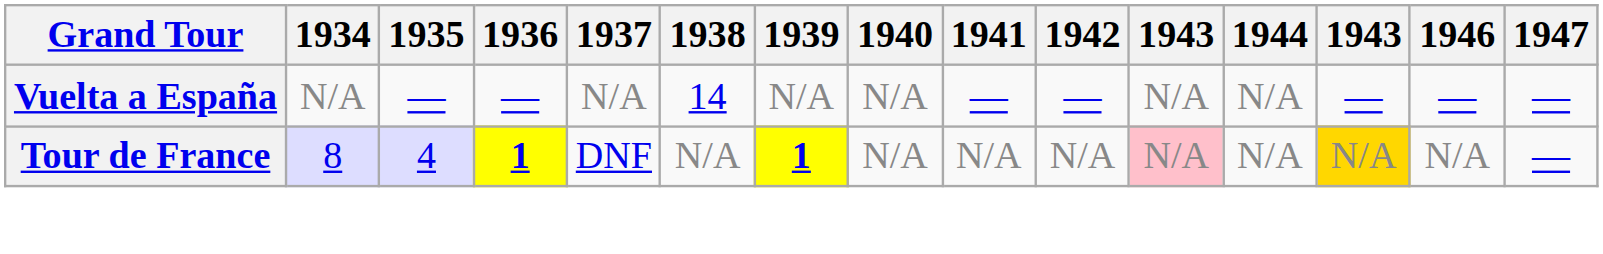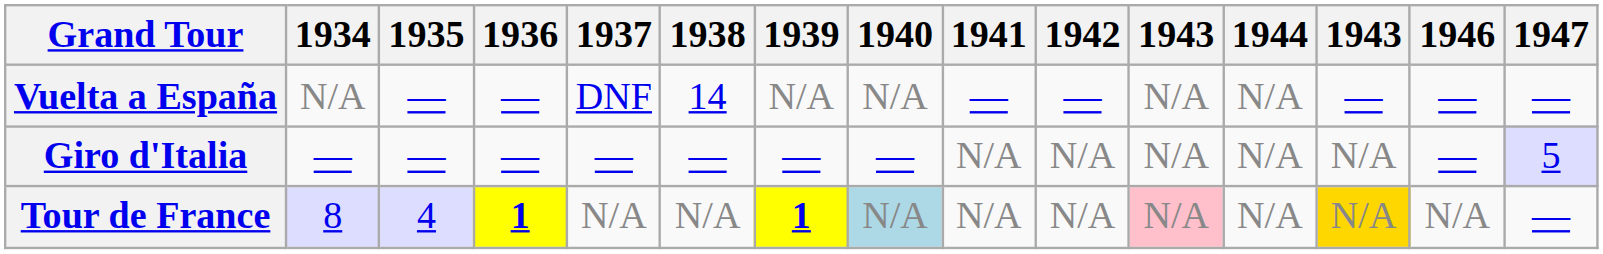(614, 95) N/A -> (614, 95) DNF
+ row: (146, 155)
(614, 155) DNF -> (614, 215) N/A
(895, 155) no background -> (895, 215) lightblue background
